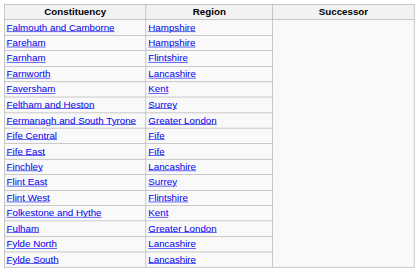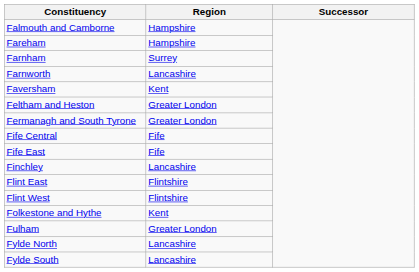(168, 58) Flintshire -> (163, 58) Surrey
(163, 105) Surrey -> (182, 105) Greater London
(163, 182) Surrey -> (168, 182) Flintshire
